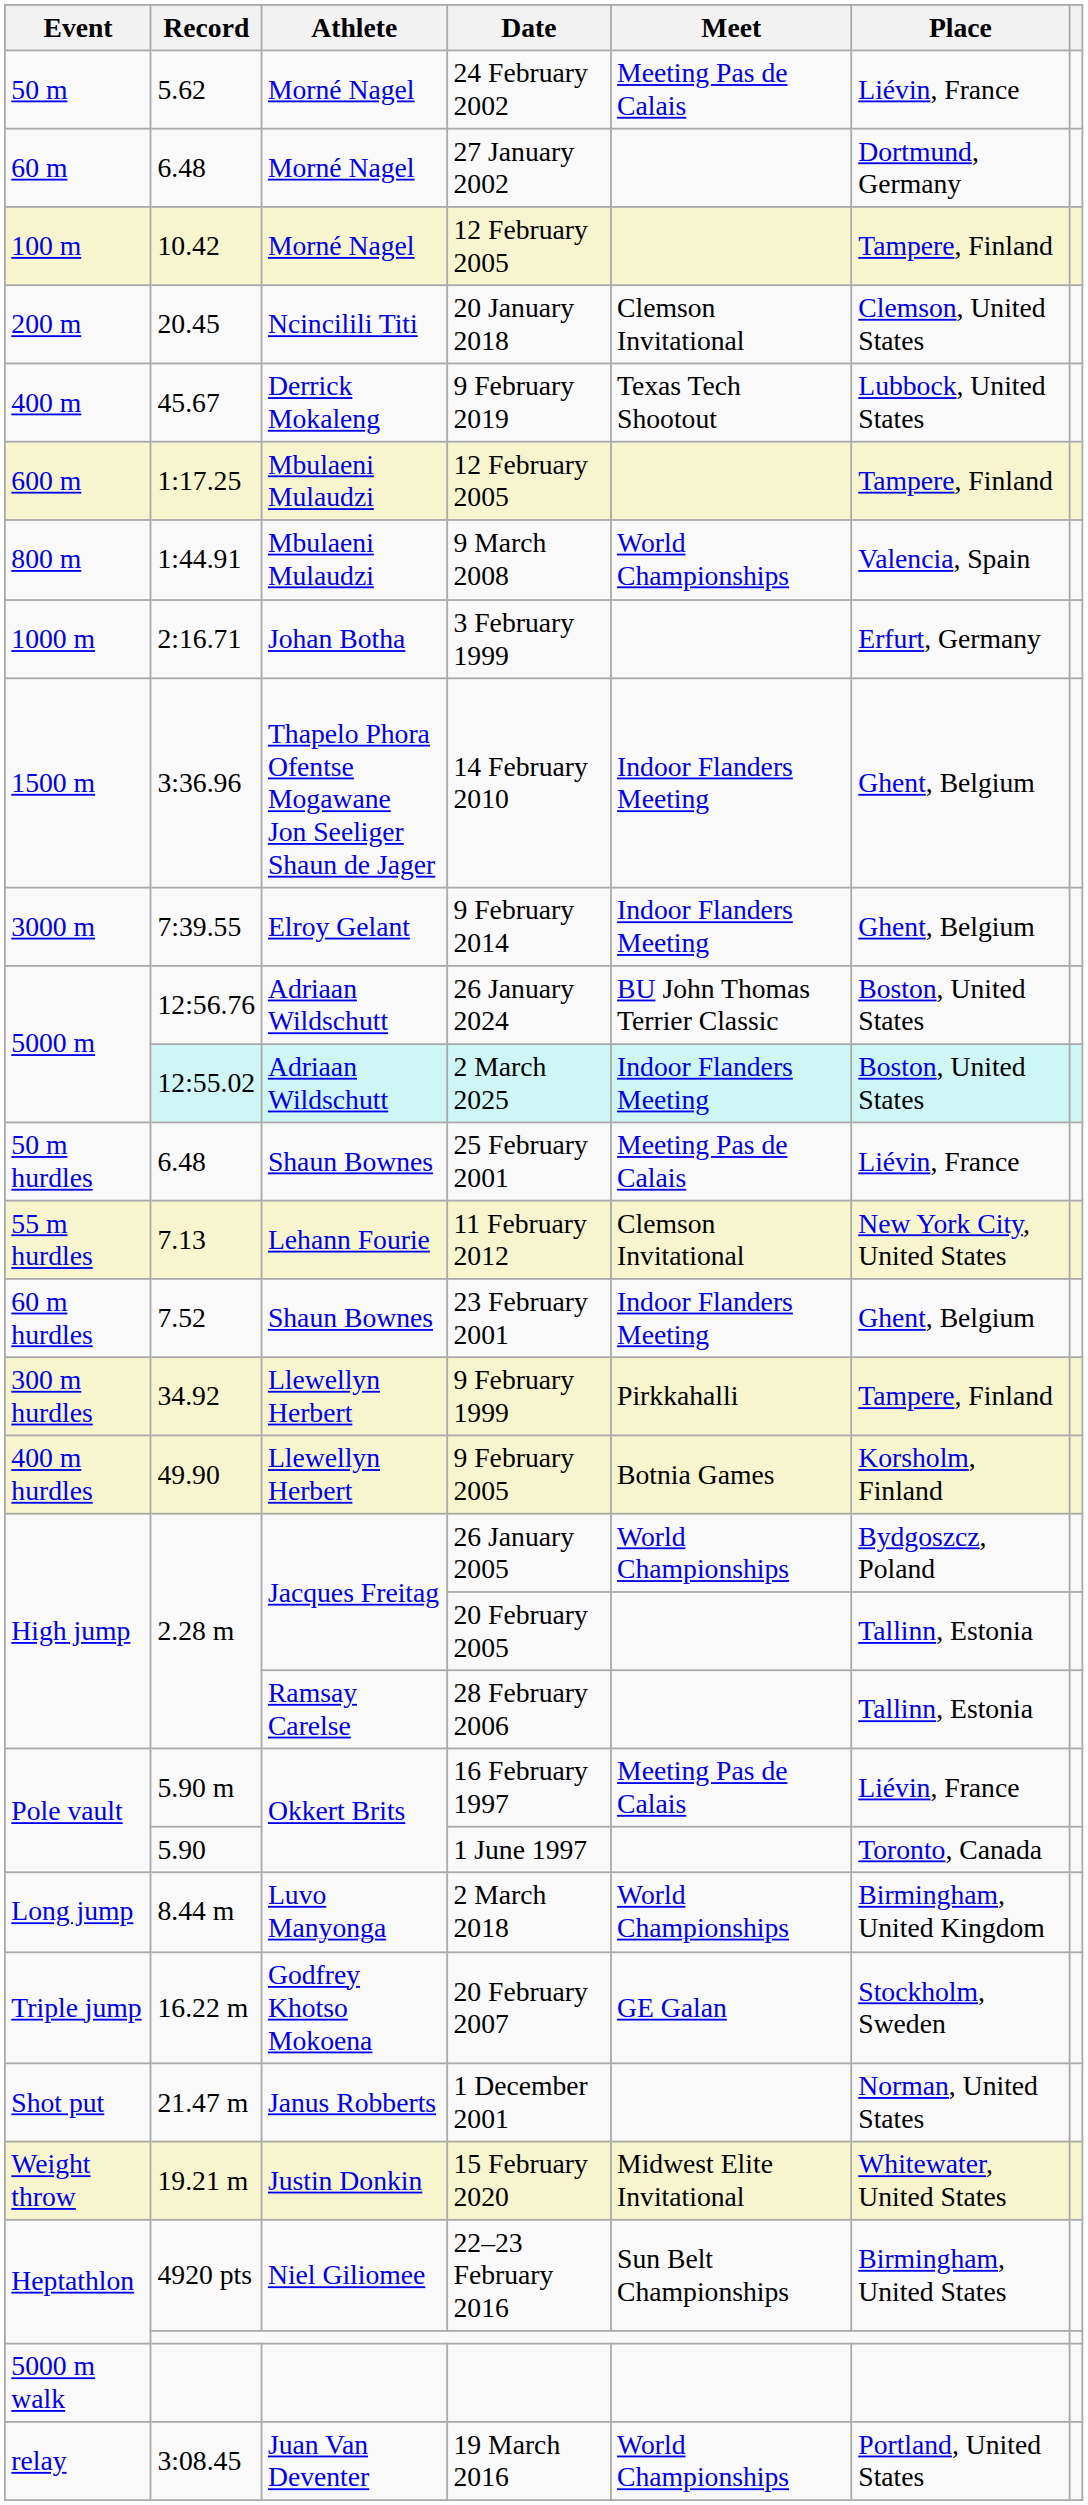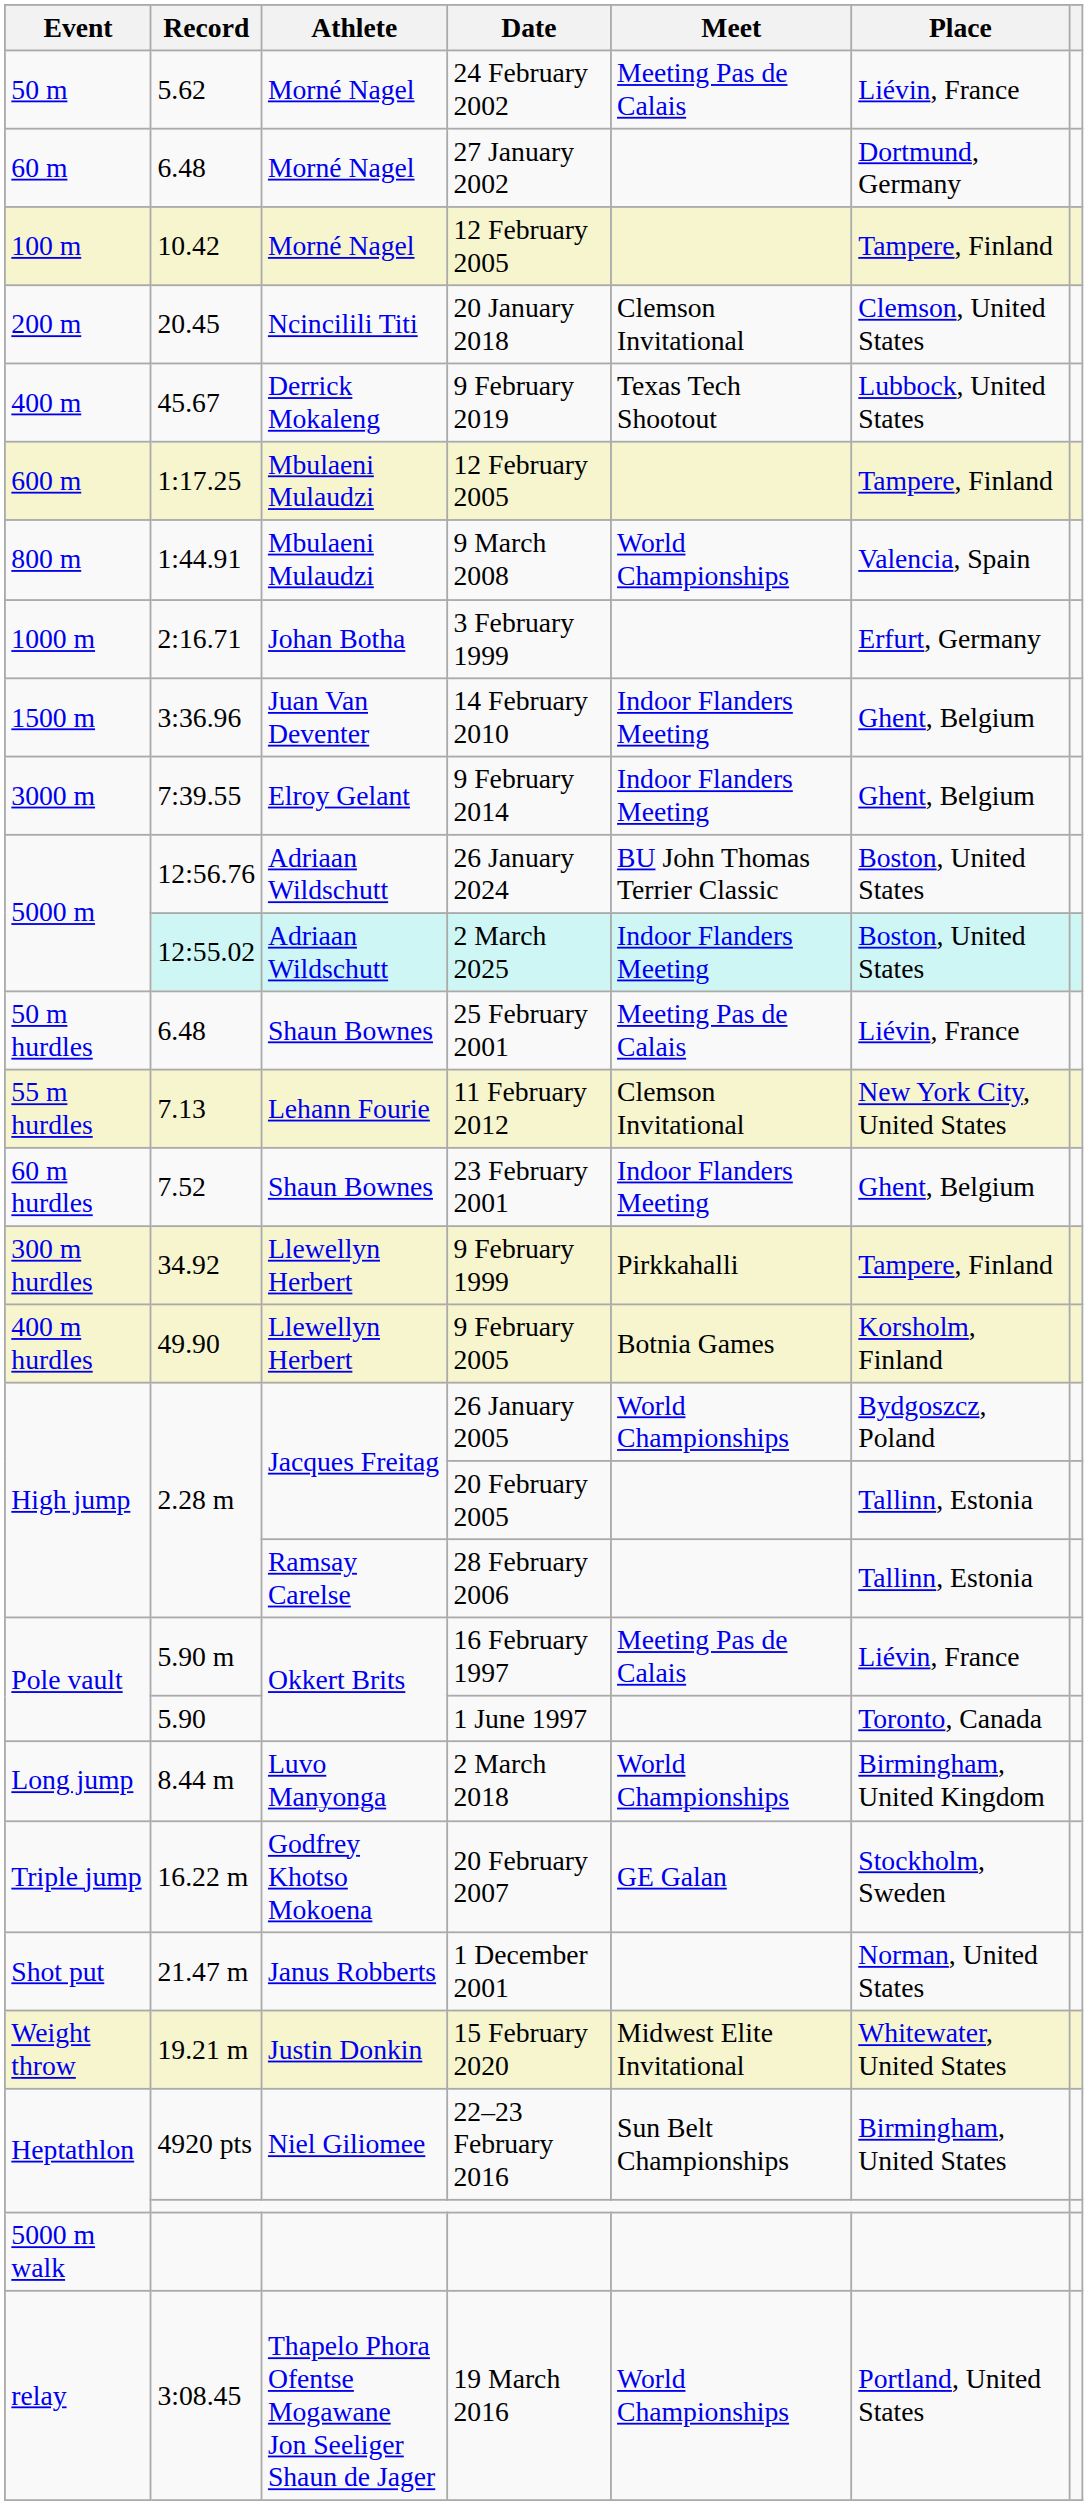(352, 798) Thapelo Phora Ofentse Mogawane Jon Seeliger Shaun de Jager -> (319, 716) Juan Van Deventer
(319, 2460) Juan Van Deventer -> (352, 2411) Thapelo Phora Ofentse Mogawane Jon Seeliger Shaun de Jager
